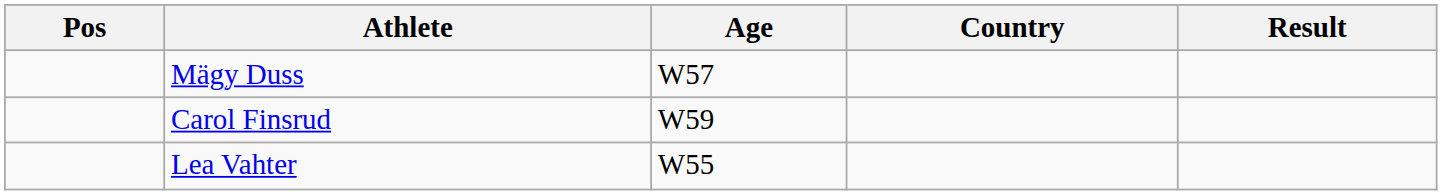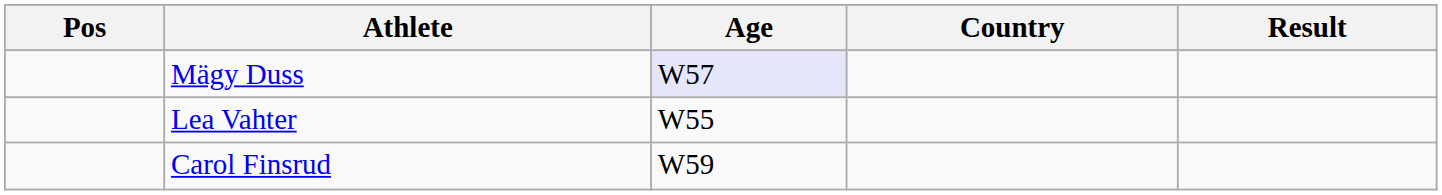(686, 73) no background -> (686, 73) lavender background
rows swapped: (251, 119) <-> (234, 165)
